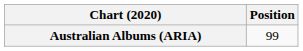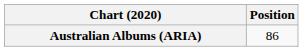(272, 35) 99 -> (272, 35) 86
